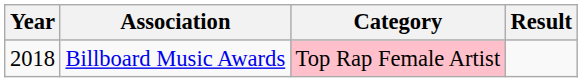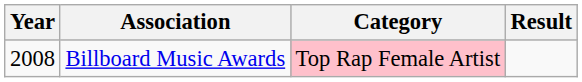(32, 58) 2018 -> (32, 58) 2008
